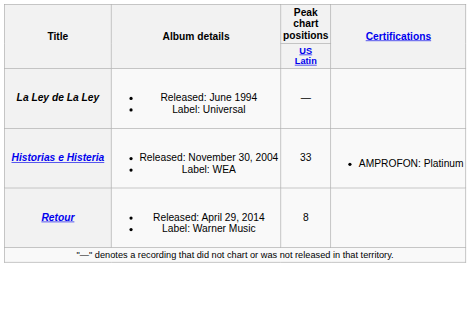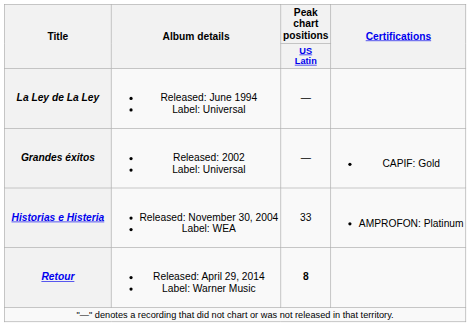+ row: (58, 158)
(306, 217) normal -> (306, 277) bold
